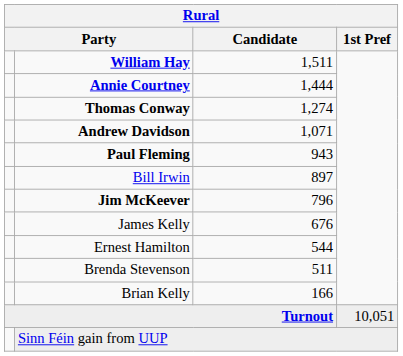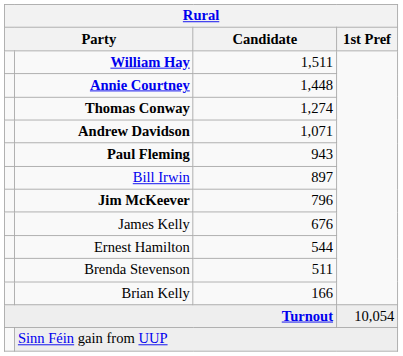(317, 85) 1,444 -> (317, 85) 1,448
(374, 316) 10,051 -> (374, 316) 10,054
